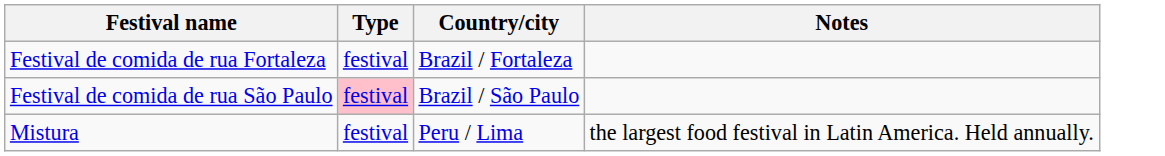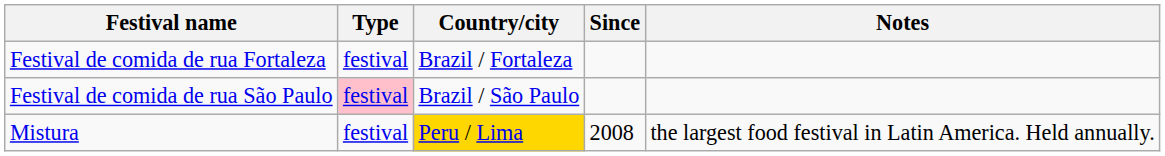+ column: (615, 22)
(471, 132) no background -> (471, 132) gold background
